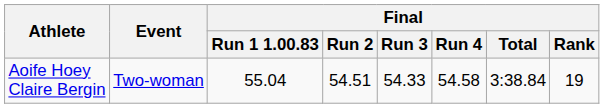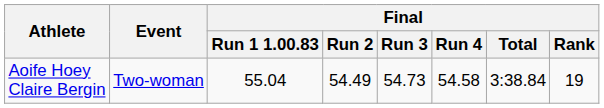(350, 80) 54.51 -> (350, 80) 54.49
(404, 80) 54.33 -> (404, 80) 54.73
